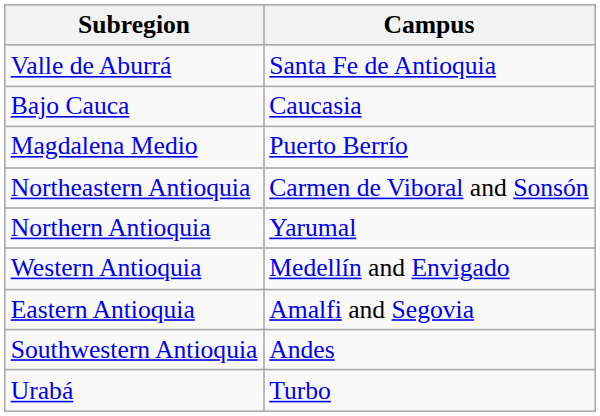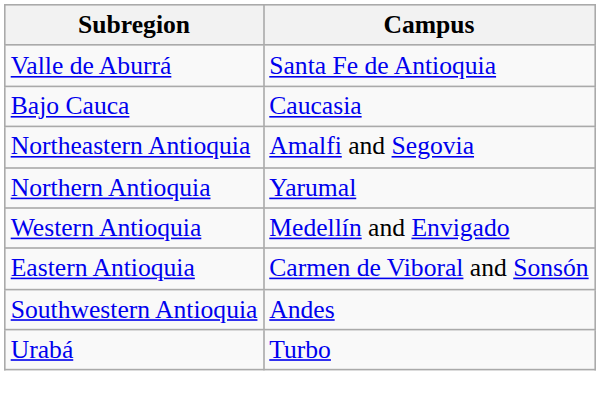- row: (104, 146)
(429, 187) Carmen de Viboral and Sonsón -> (372, 146) Amalfi and Segovia
(372, 308) Amalfi and Segovia -> (429, 268) Carmen de Viboral and Sonsón
